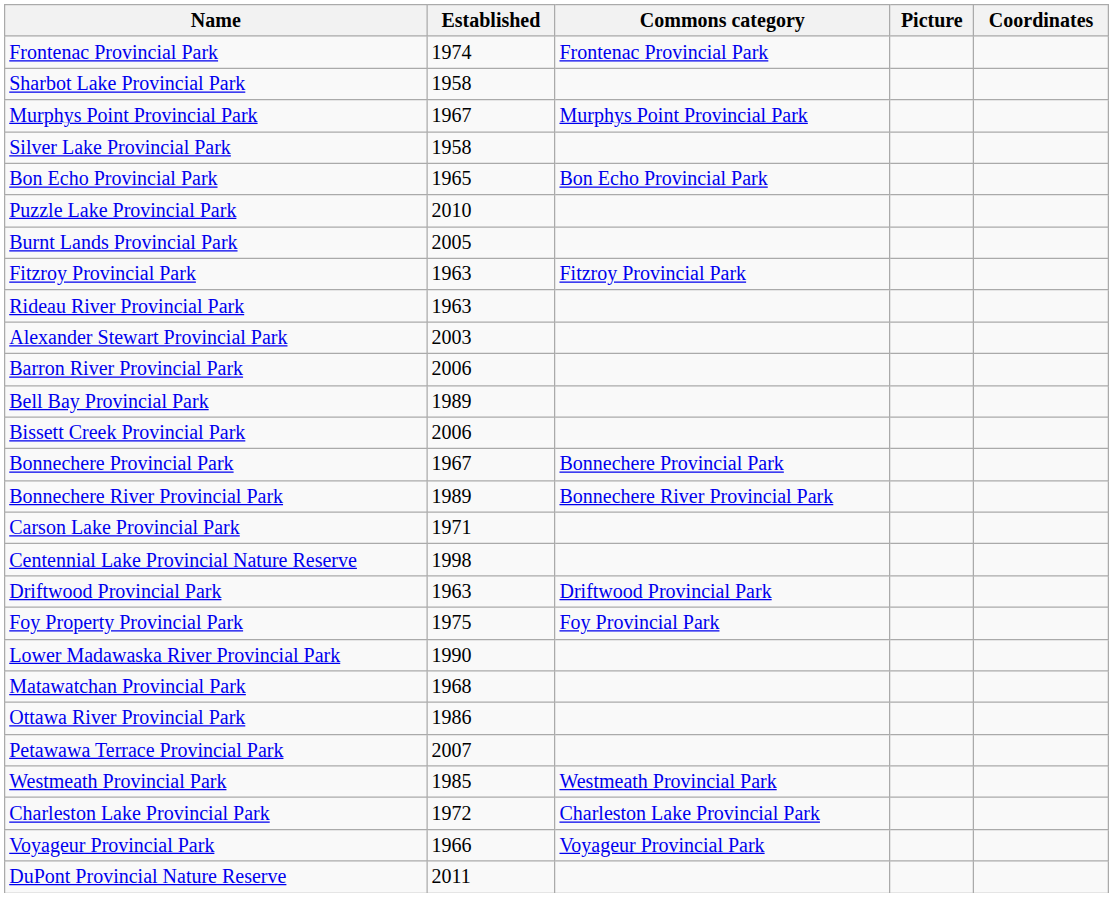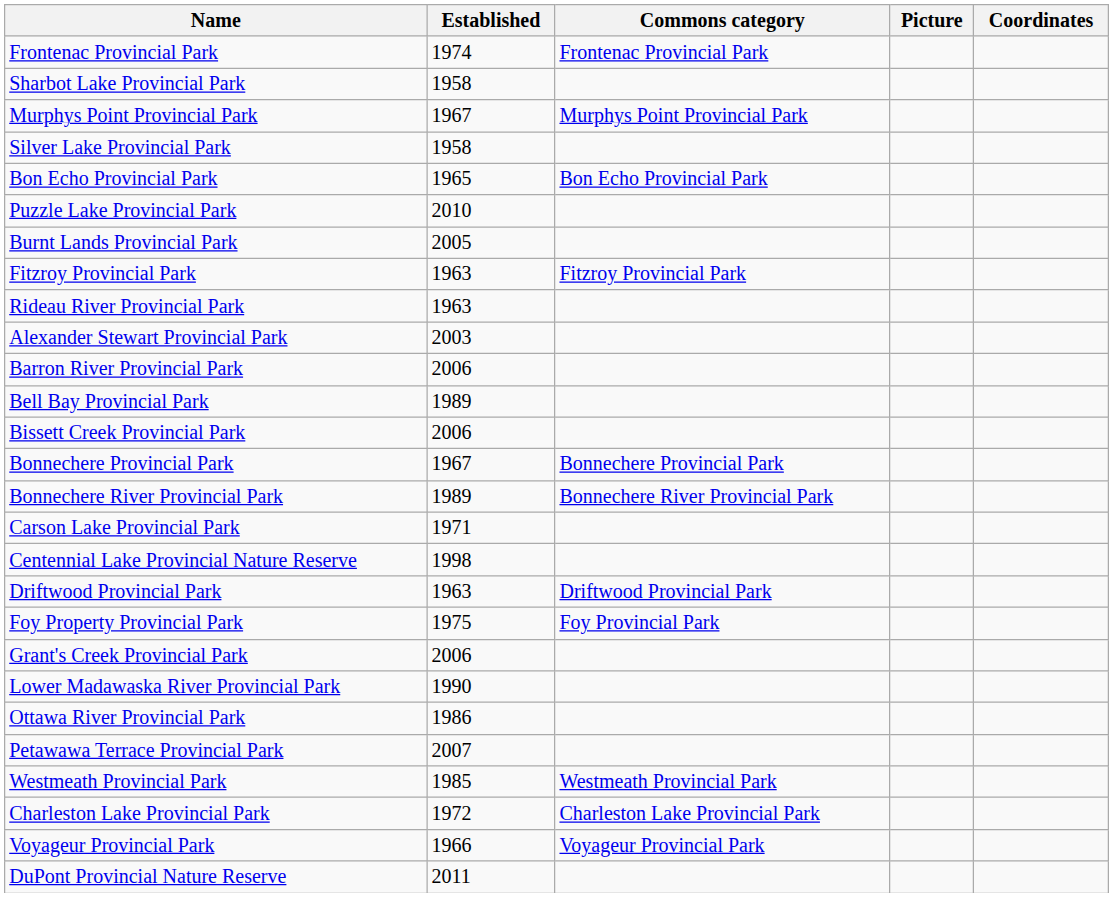+ row: (129, 654)
- row: (128, 686)
